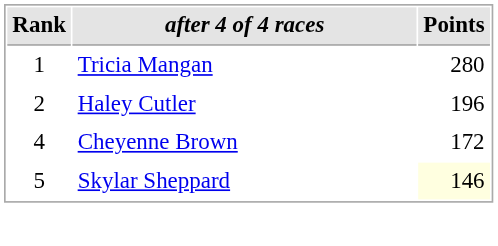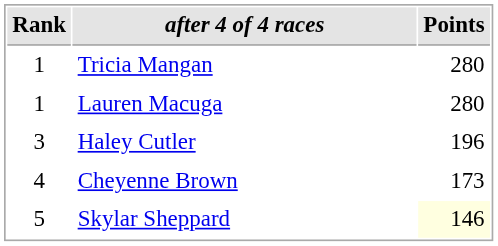+ row: (150, 103)
(39, 103) 2 -> (39, 142) 3
(467, 142) 172 -> (467, 180) 173
